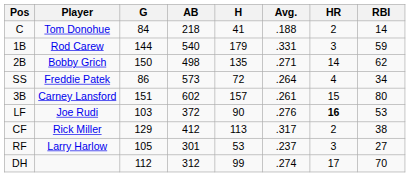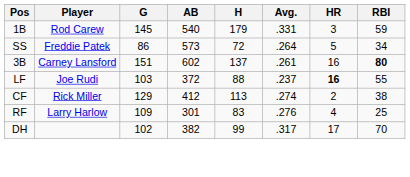- row: (20, 29)
(143, 46) 144 -> (143, 29) 145
- row: (20, 63)
(334, 79) 4 -> (334, 46) 5
(238, 96) 157 -> (238, 63) 137
(334, 96) 15 -> (334, 63) 16
(381, 96) normal -> (381, 63) bold
(238, 113) 90 -> (238, 79) 88
(286, 113) .276 -> (286, 79) .237
(381, 113) 53 -> (381, 79) 55
(286, 130) .317 -> (286, 96) .274
(143, 146) 105 -> (143, 113) 109
(238, 146) 53 -> (238, 113) 83
(286, 146) .237 -> (286, 113) .276
(334, 146) 3 -> (334, 113) 4
(381, 146) 27 -> (381, 113) 25
(143, 163) 112 -> (143, 130) 102
(191, 163) 312 -> (191, 130) 382
(286, 163) .274 -> (286, 130) .317
